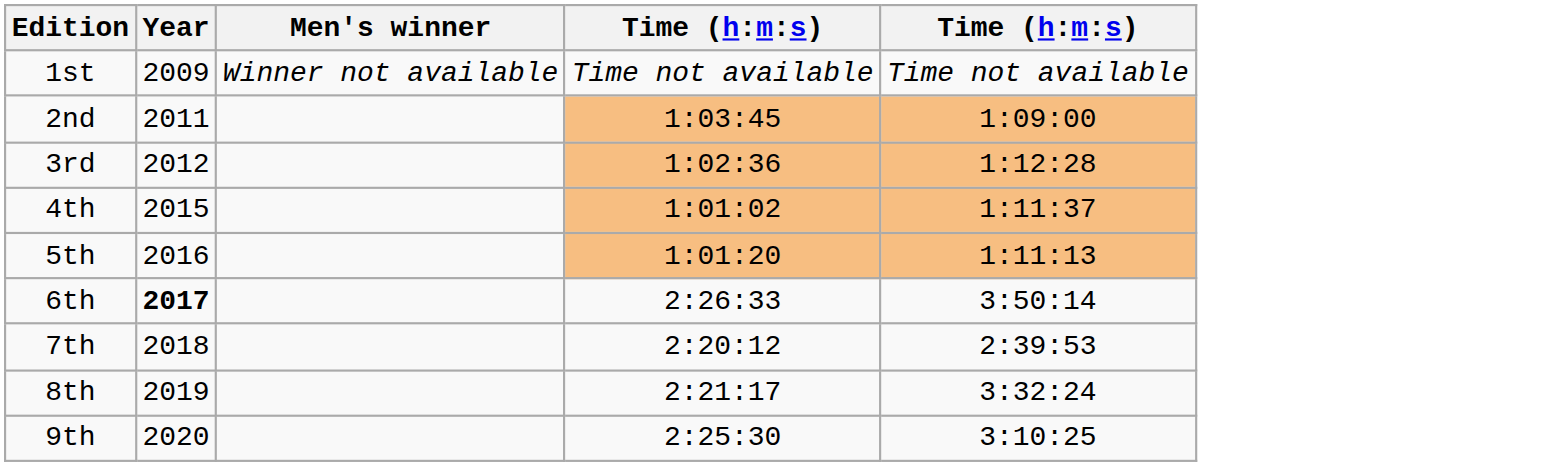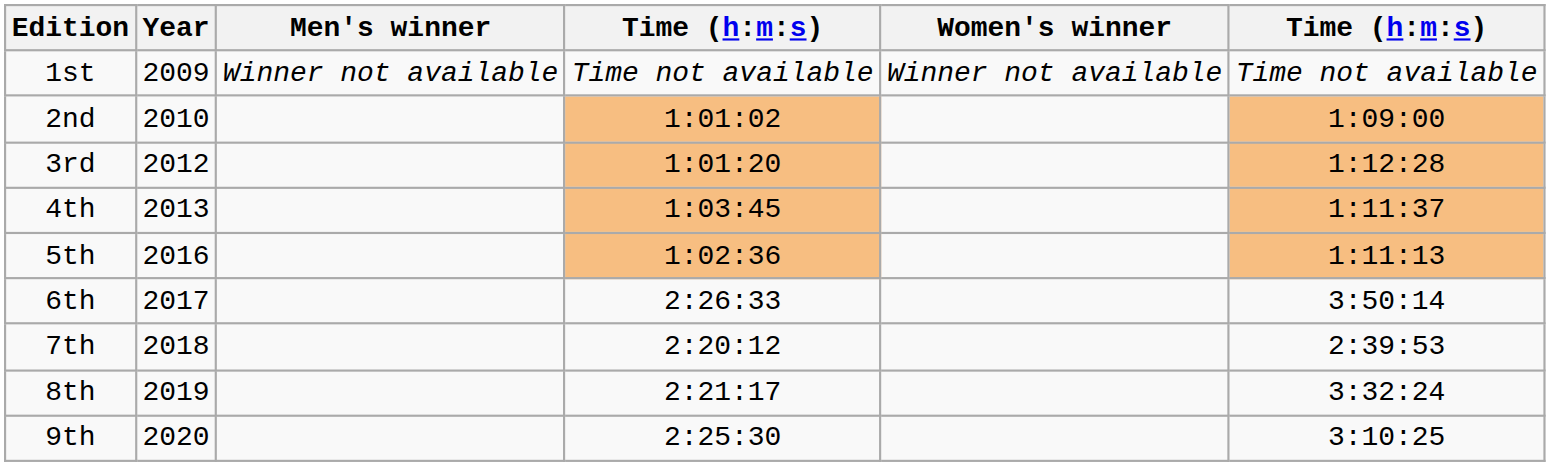+ column: (1055, 28)
(176, 119) 2011 -> (176, 119) 2010
(723, 119) 1:03:45 -> (723, 119) 1:01:02
(723, 165) 1:02:36 -> (723, 165) 1:01:20
(176, 210) 2015 -> (176, 210) 2013
(723, 210) 1:01:02 -> (723, 210) 1:03:45
(723, 256) 1:01:20 -> (723, 256) 1:02:36
(176, 301) bold -> (176, 301) normal
